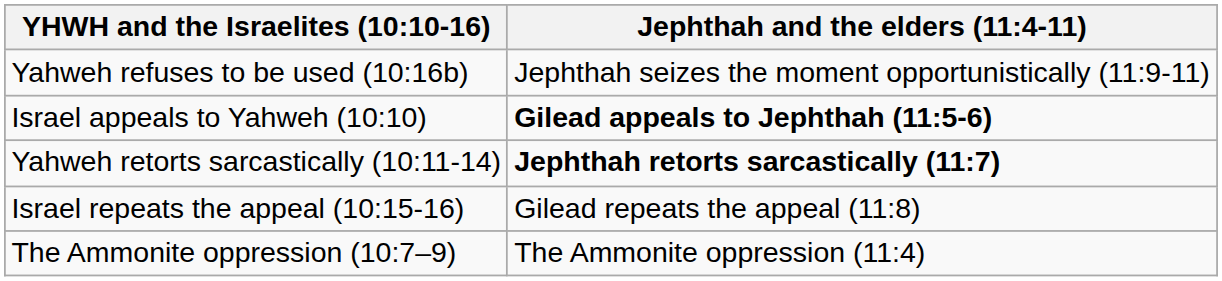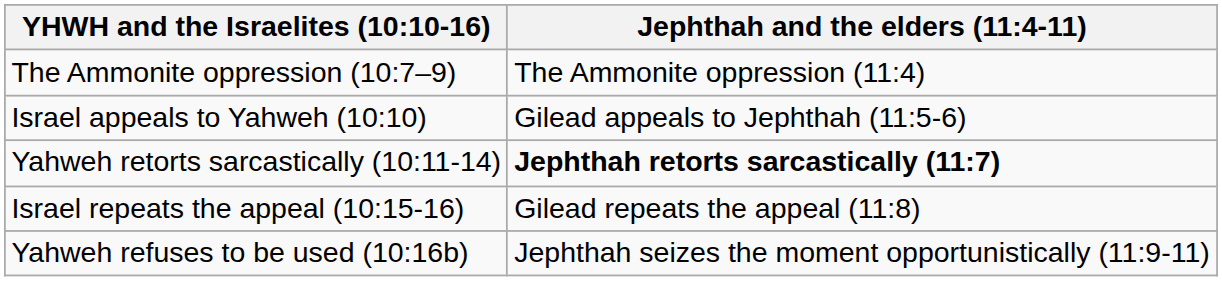rows swapped: (234, 252) <-> (240, 72)
(753, 117) bold -> (740, 117) normal
